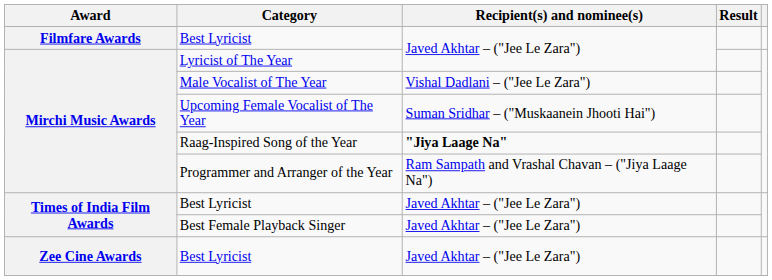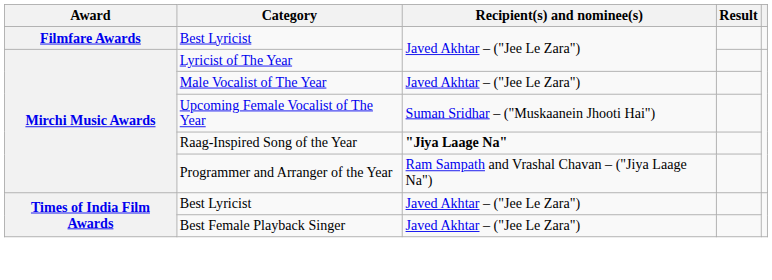(498, 82) Vishal Dadlani – ("Jee Le Zara") -> (493, 82) Javed Akhtar – ("Jee Le Zara")
- row: (90, 256)
